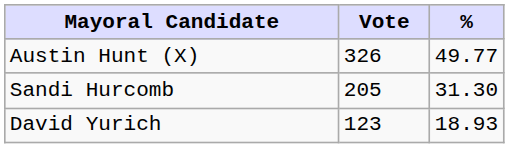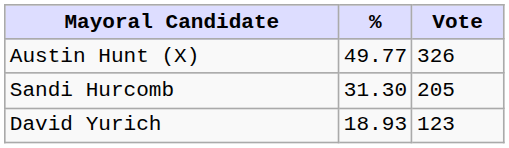columns swapped: (384, 22) <-> (466, 22)
